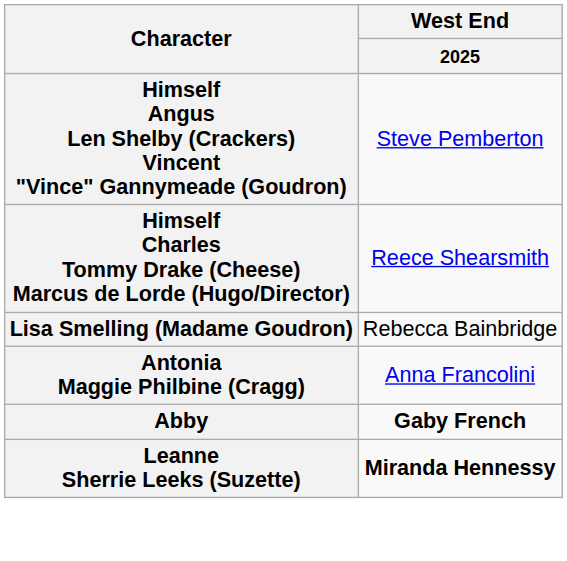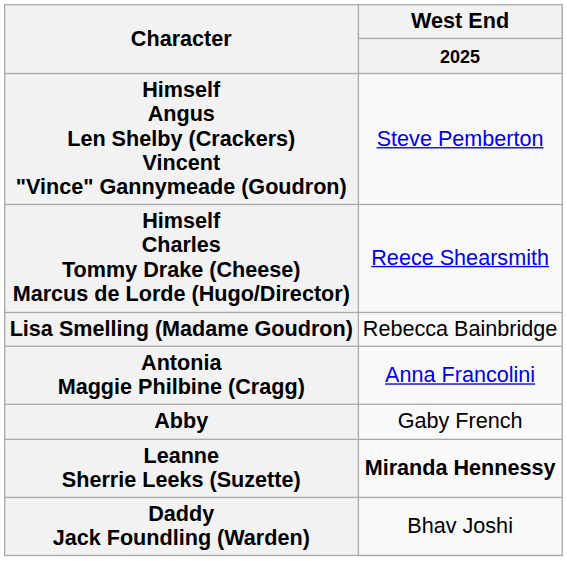(460, 421) bold -> (460, 421) normal
+ row: (181, 526)
